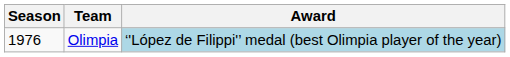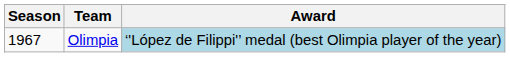(24, 39) 1976 -> (24, 39) 1967
